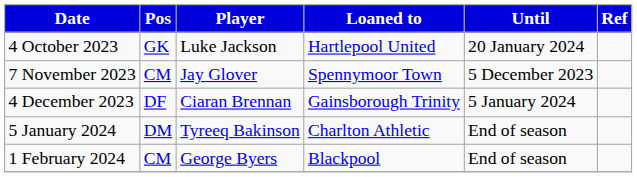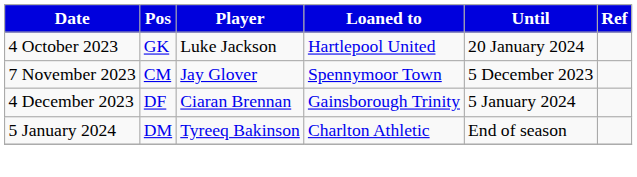- row: (67, 158)
